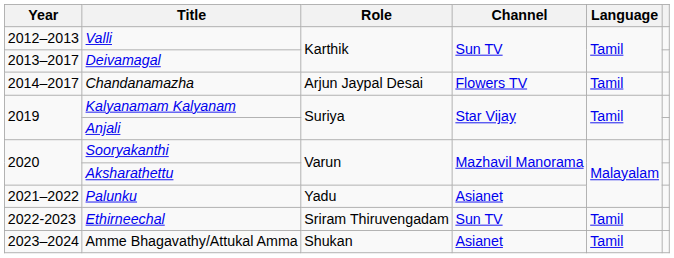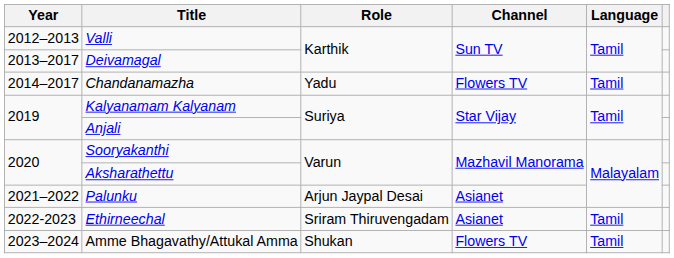(364, 83) Arjun Jaypal Desai -> (320, 83) Yadu
(320, 196) Yadu -> (364, 196) Arjun Jaypal Desai
(479, 219) Sun TV -> (479, 219) Asianet
(479, 241) Asianet -> (491, 241) Flowers TV
